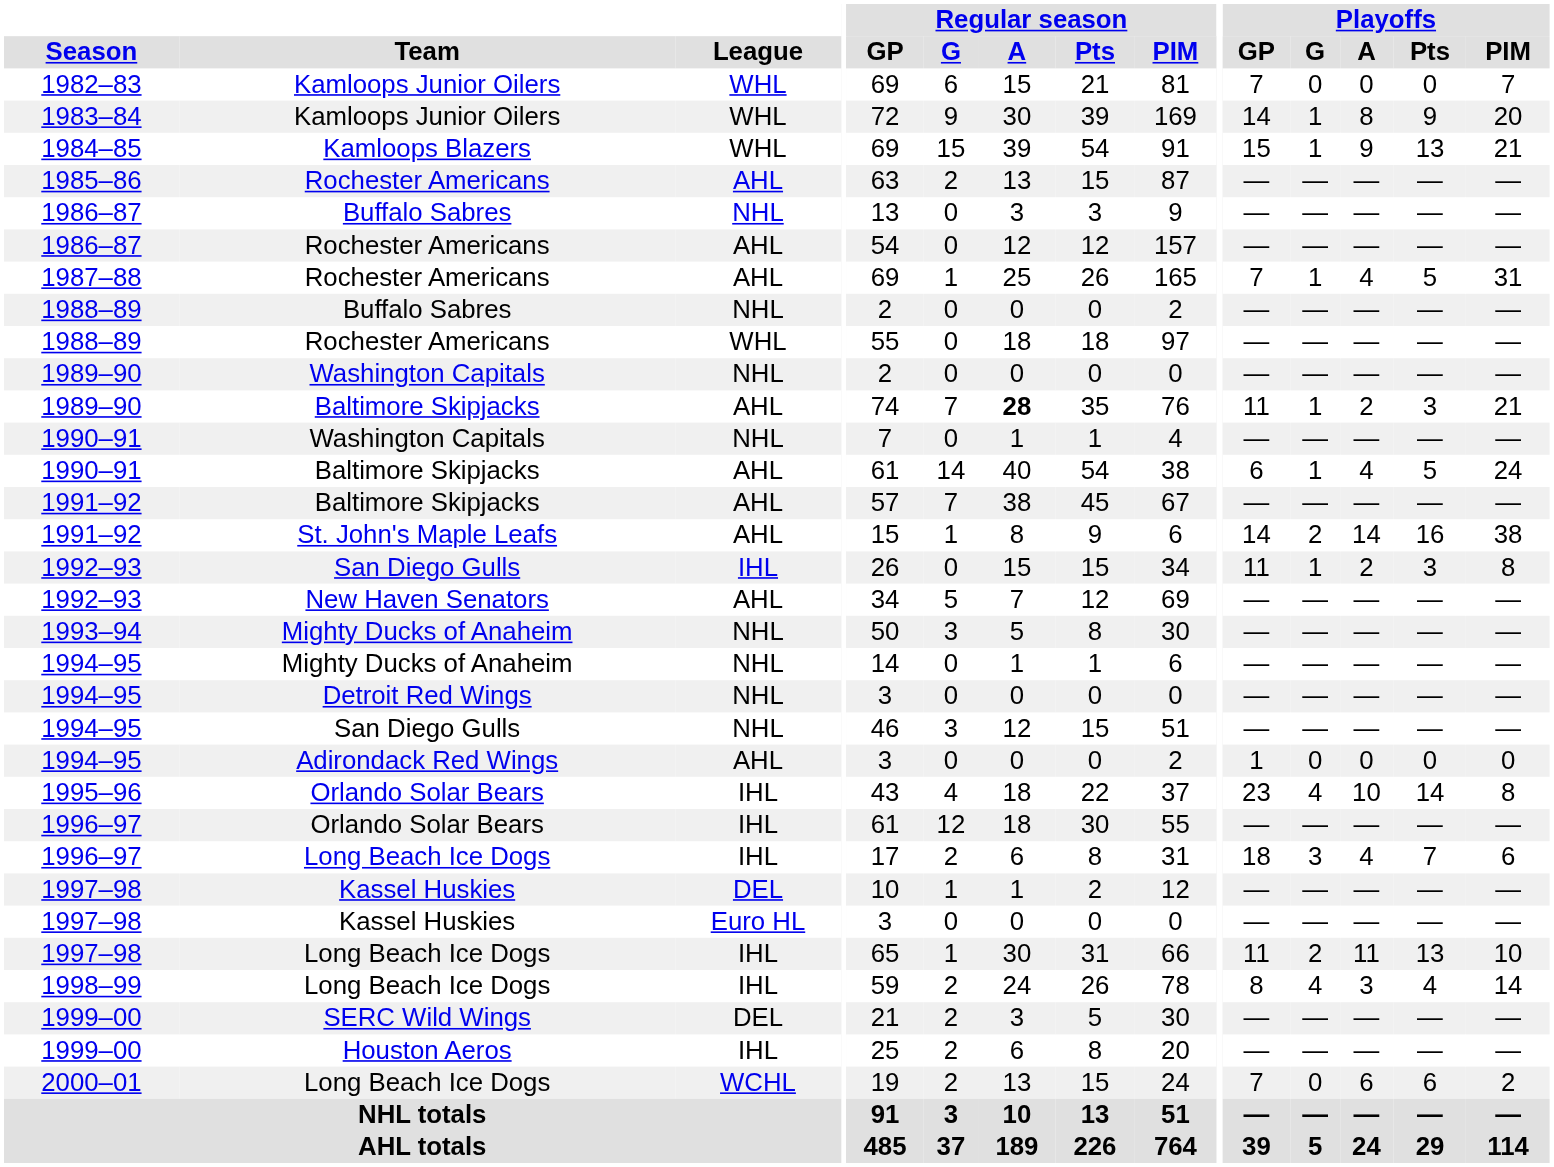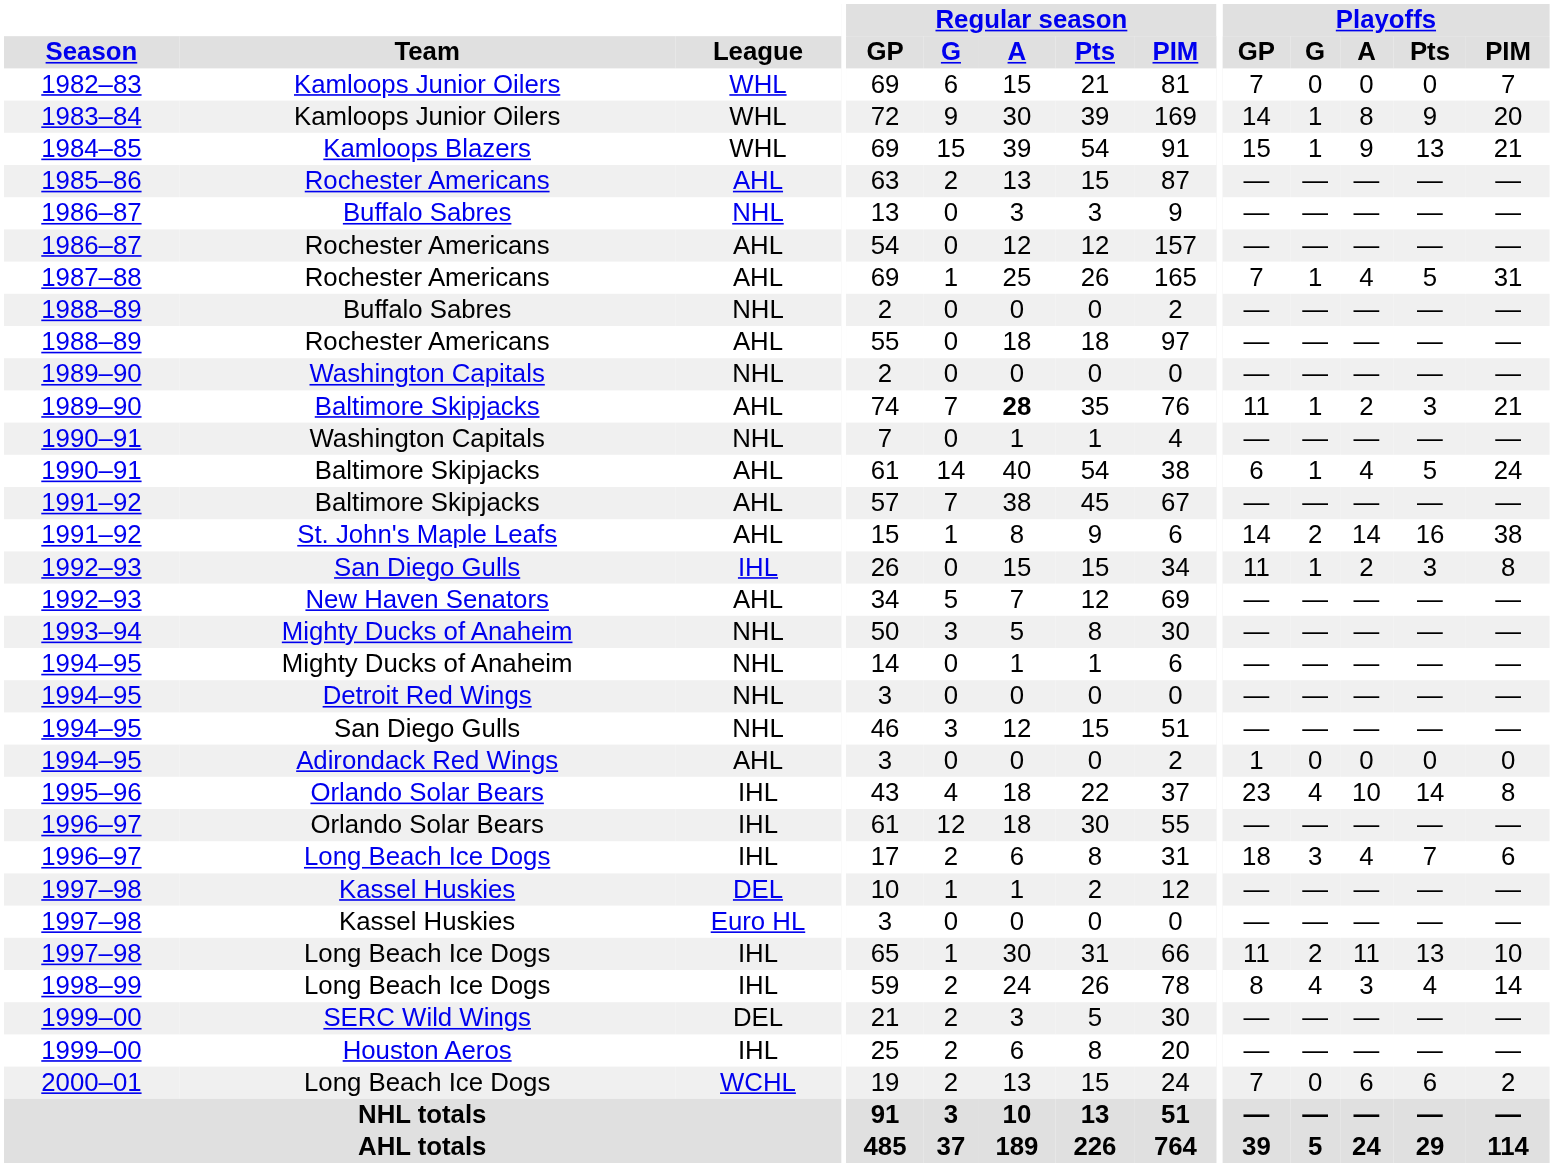(758, 341) WHL -> (758, 341) AHL
